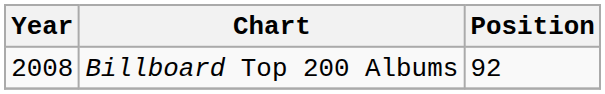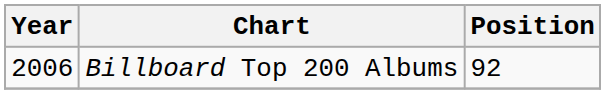(42, 68) 2008 -> (42, 68) 2006
